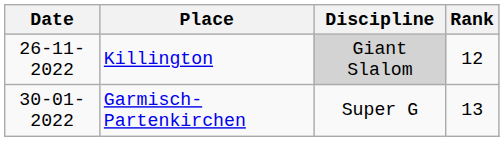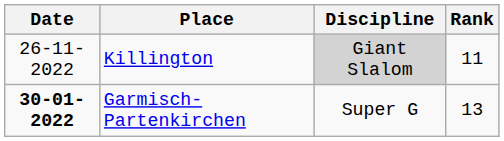(472, 60) 12 -> (472, 60) 11
(52, 110) normal -> (52, 110) bold
